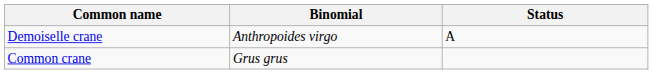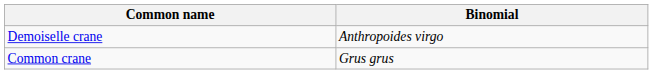- column: (545, 15)
